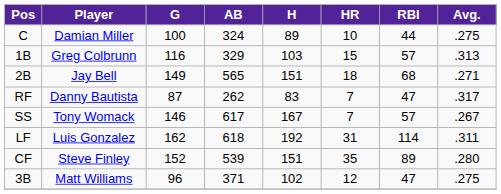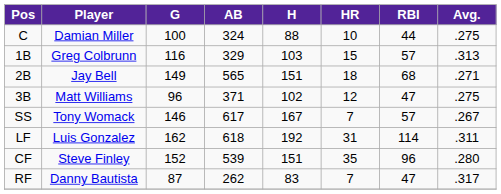(292, 35) 89 -> (292, 35) 88
rows swapped: (23, 179) <-> (23, 96)
(408, 158) 89 -> (408, 158) 96
